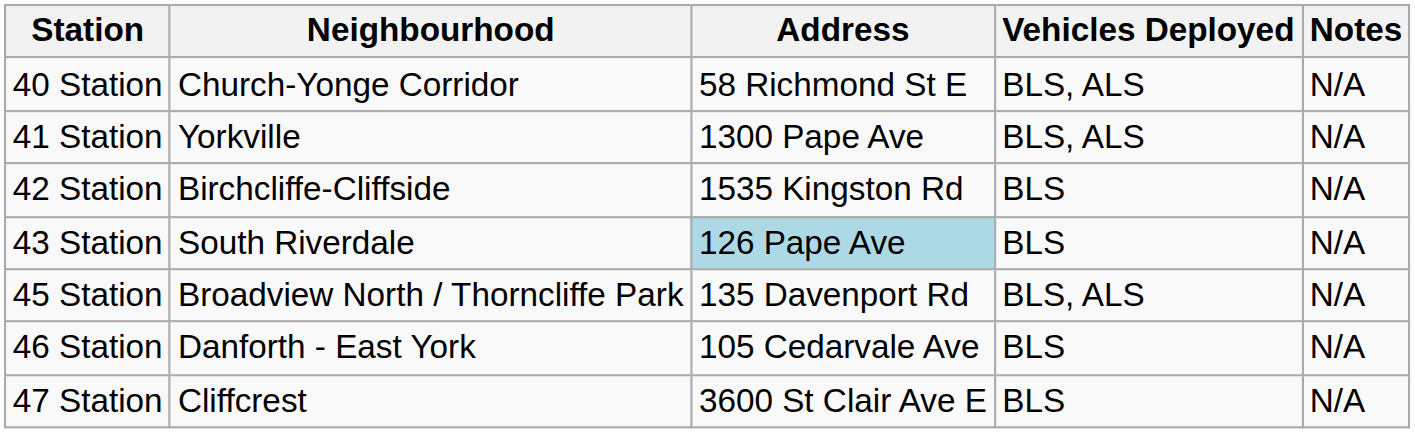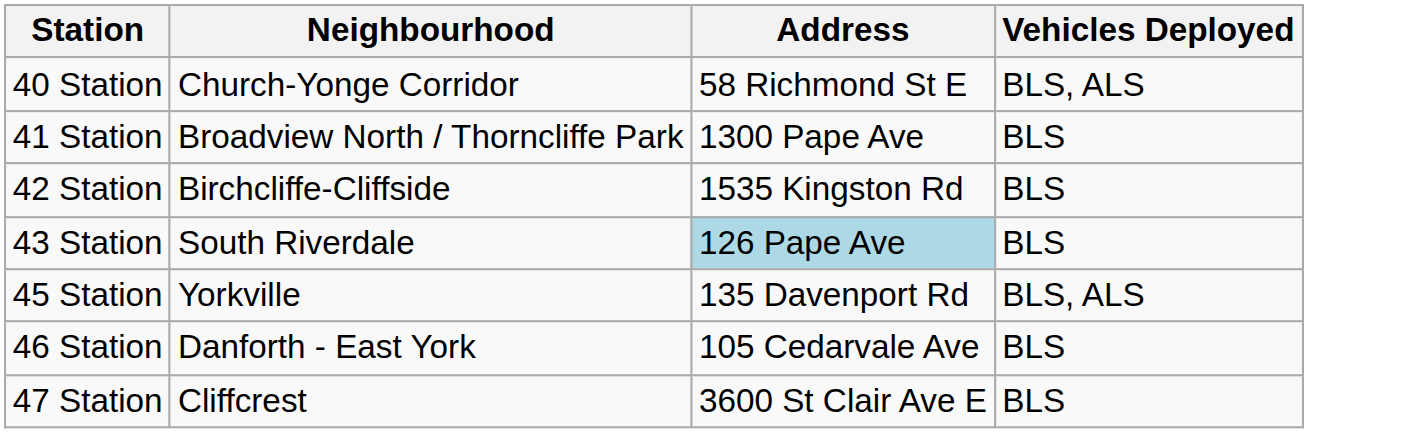- column: (1356, 30)
(239, 136) Yorkville -> (431, 136) Broadview North / Thorncliffe Park
(1073, 136) BLS, ALS -> (1034, 136) BLS
(431, 294) Broadview North / Thorncliffe Park -> (239, 294) Yorkville
